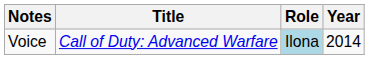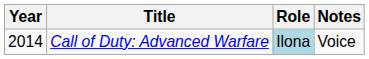columns swapped: (344, 16) <-> (30, 16)
